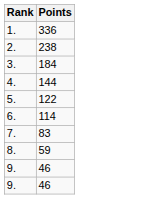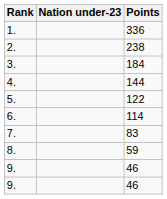+ column: (80, 13)
